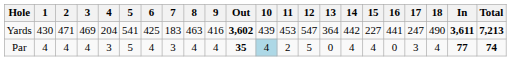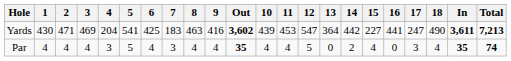(266, 47) lightblue background -> (266, 47) no background
(288, 47) 2 -> (288, 47) 4
(352, 47) 4 -> (352, 47) 2
(462, 47) 77 -> (462, 47) 35
